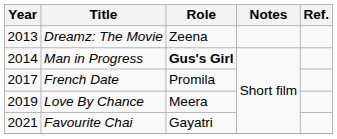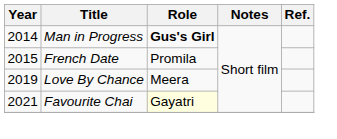- row: (103, 36)
(23, 79) 2017 -> (23, 58) 2015
(191, 123) no background -> (172, 101) lightyellow background
